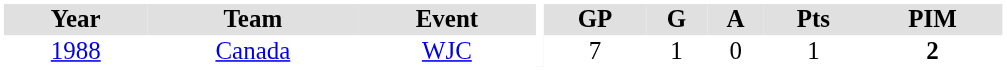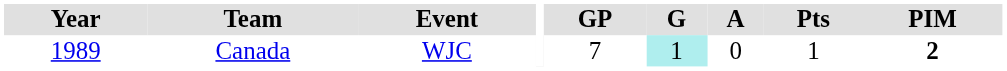(76, 50) 1988 -> (76, 50) 1989
(677, 50) no background -> (677, 50) paleturquoise background
